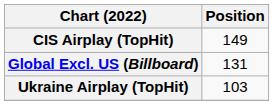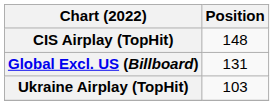(235, 40) 149 -> (235, 40) 148
